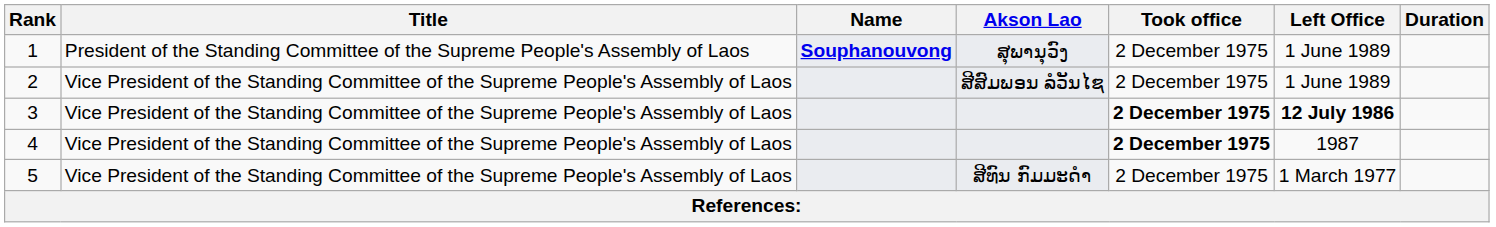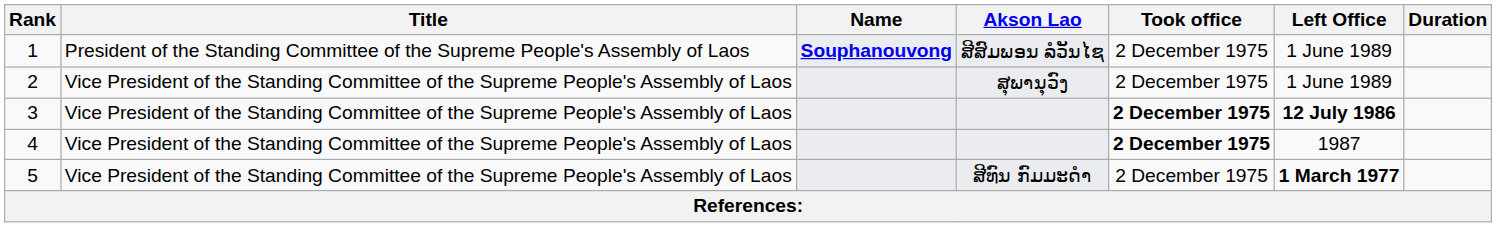(1033, 51) ສຸພານຸວົງ -> (1033, 51) ສີສົມພອນ ລໍວັນໄຊ
(1033, 83) ສີສົມພອນ ລໍວັນໄຊ -> (1033, 83) ສຸພານຸວົງ
(1338, 174) normal -> (1339, 174) bold
